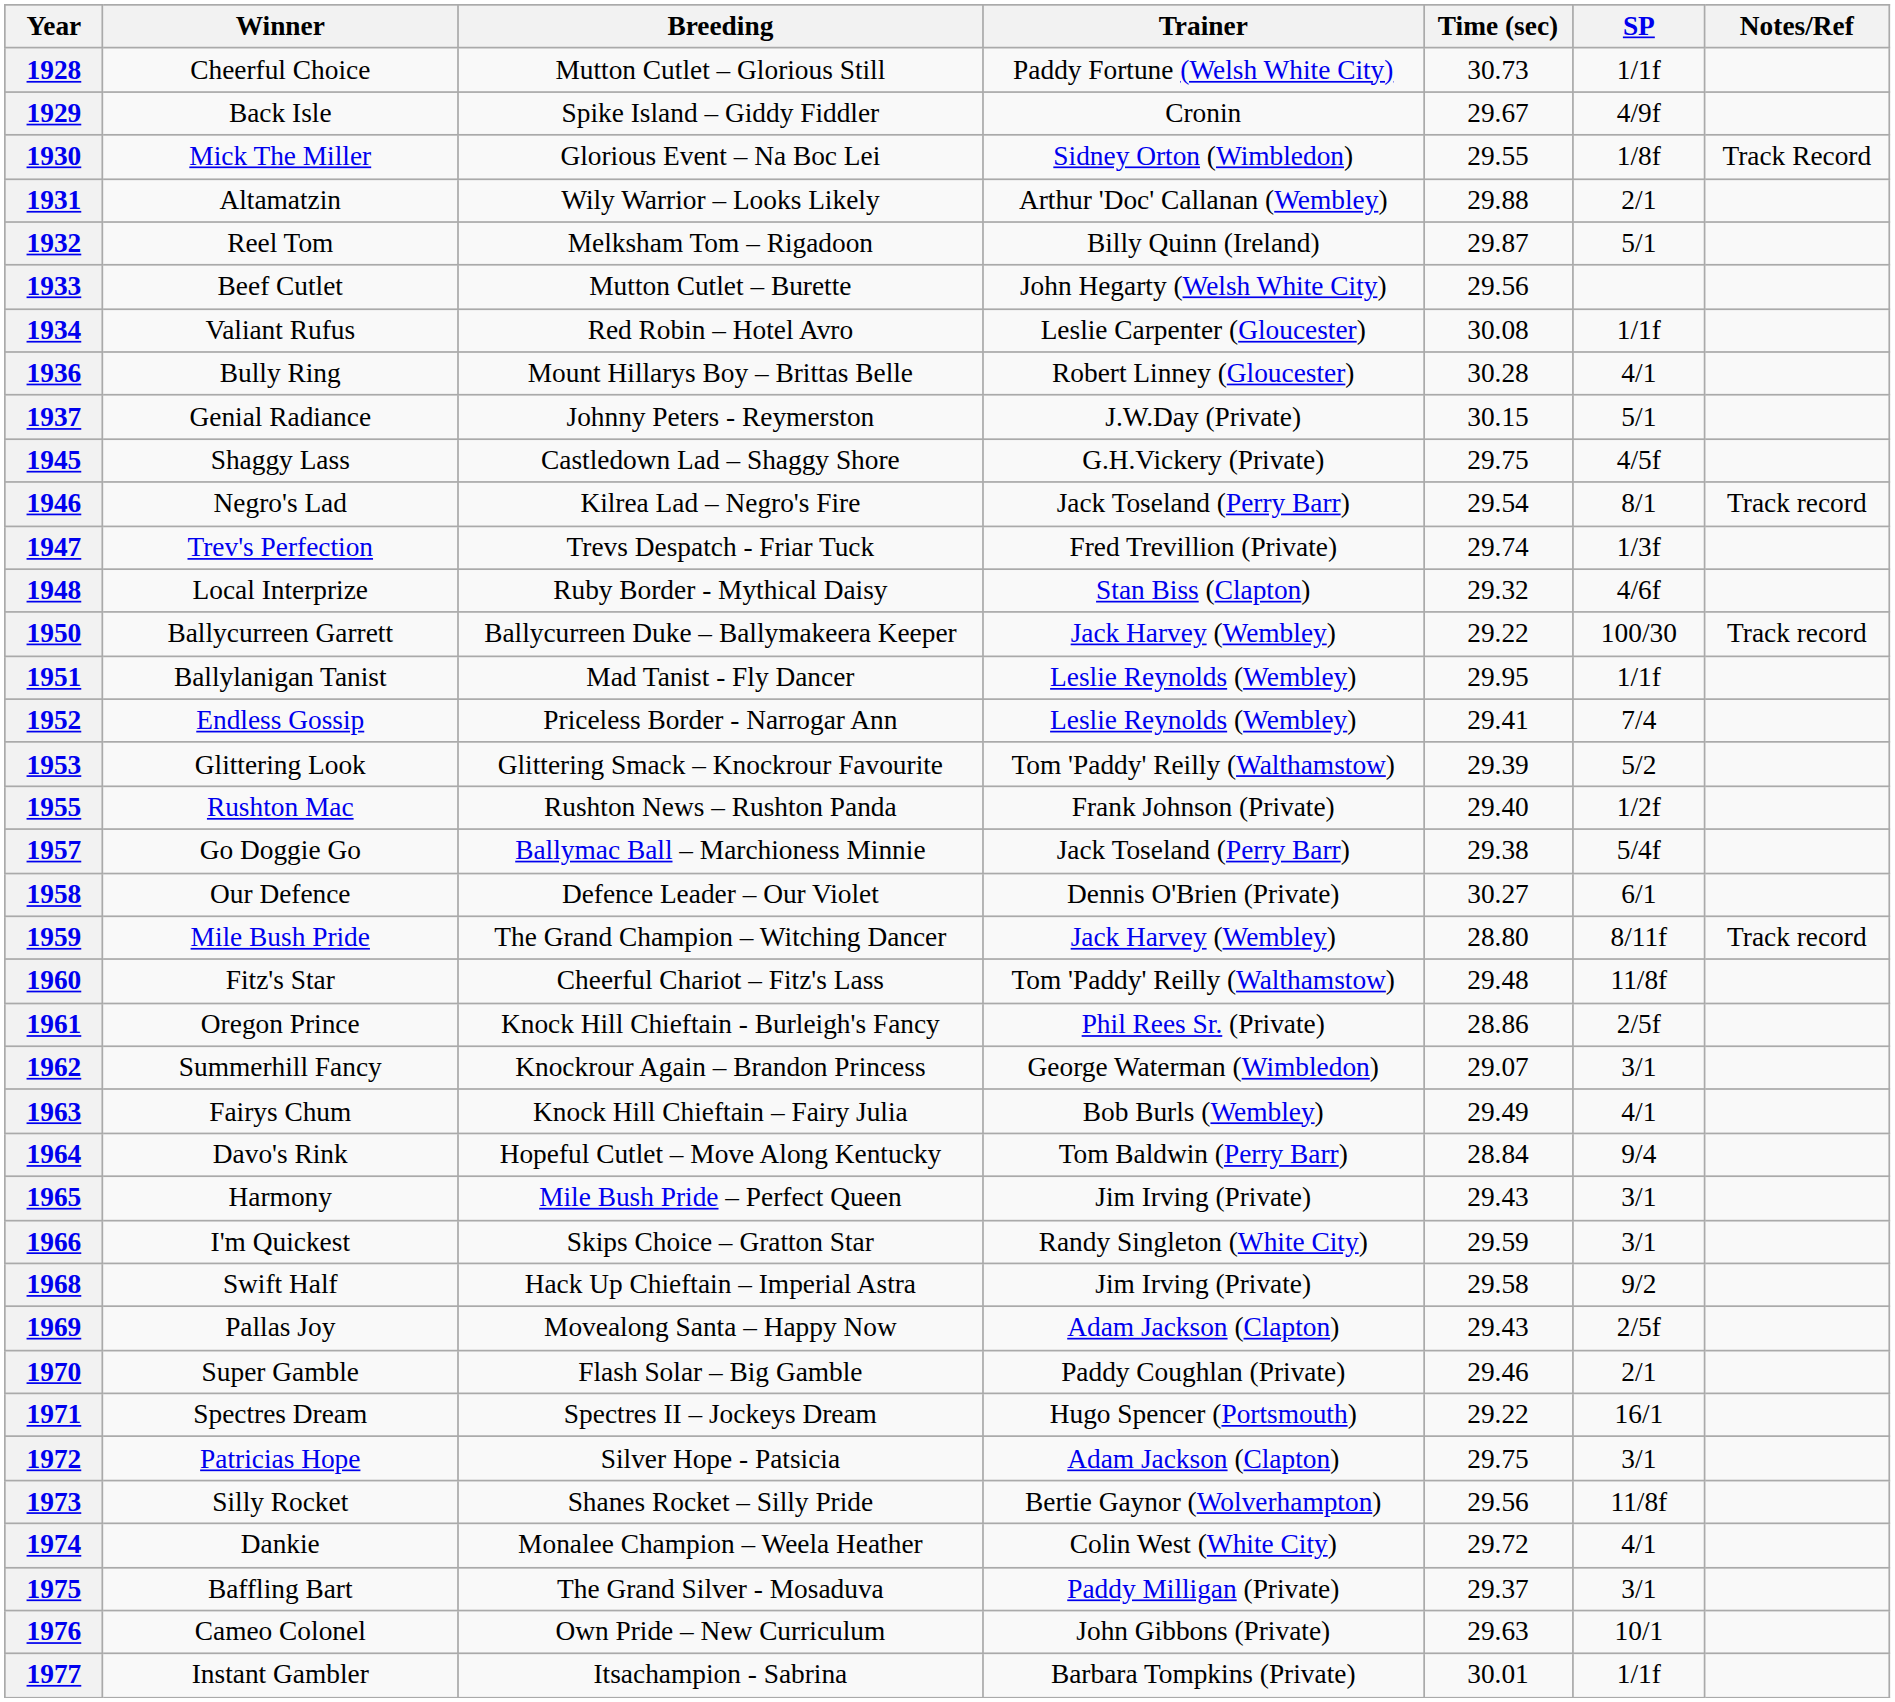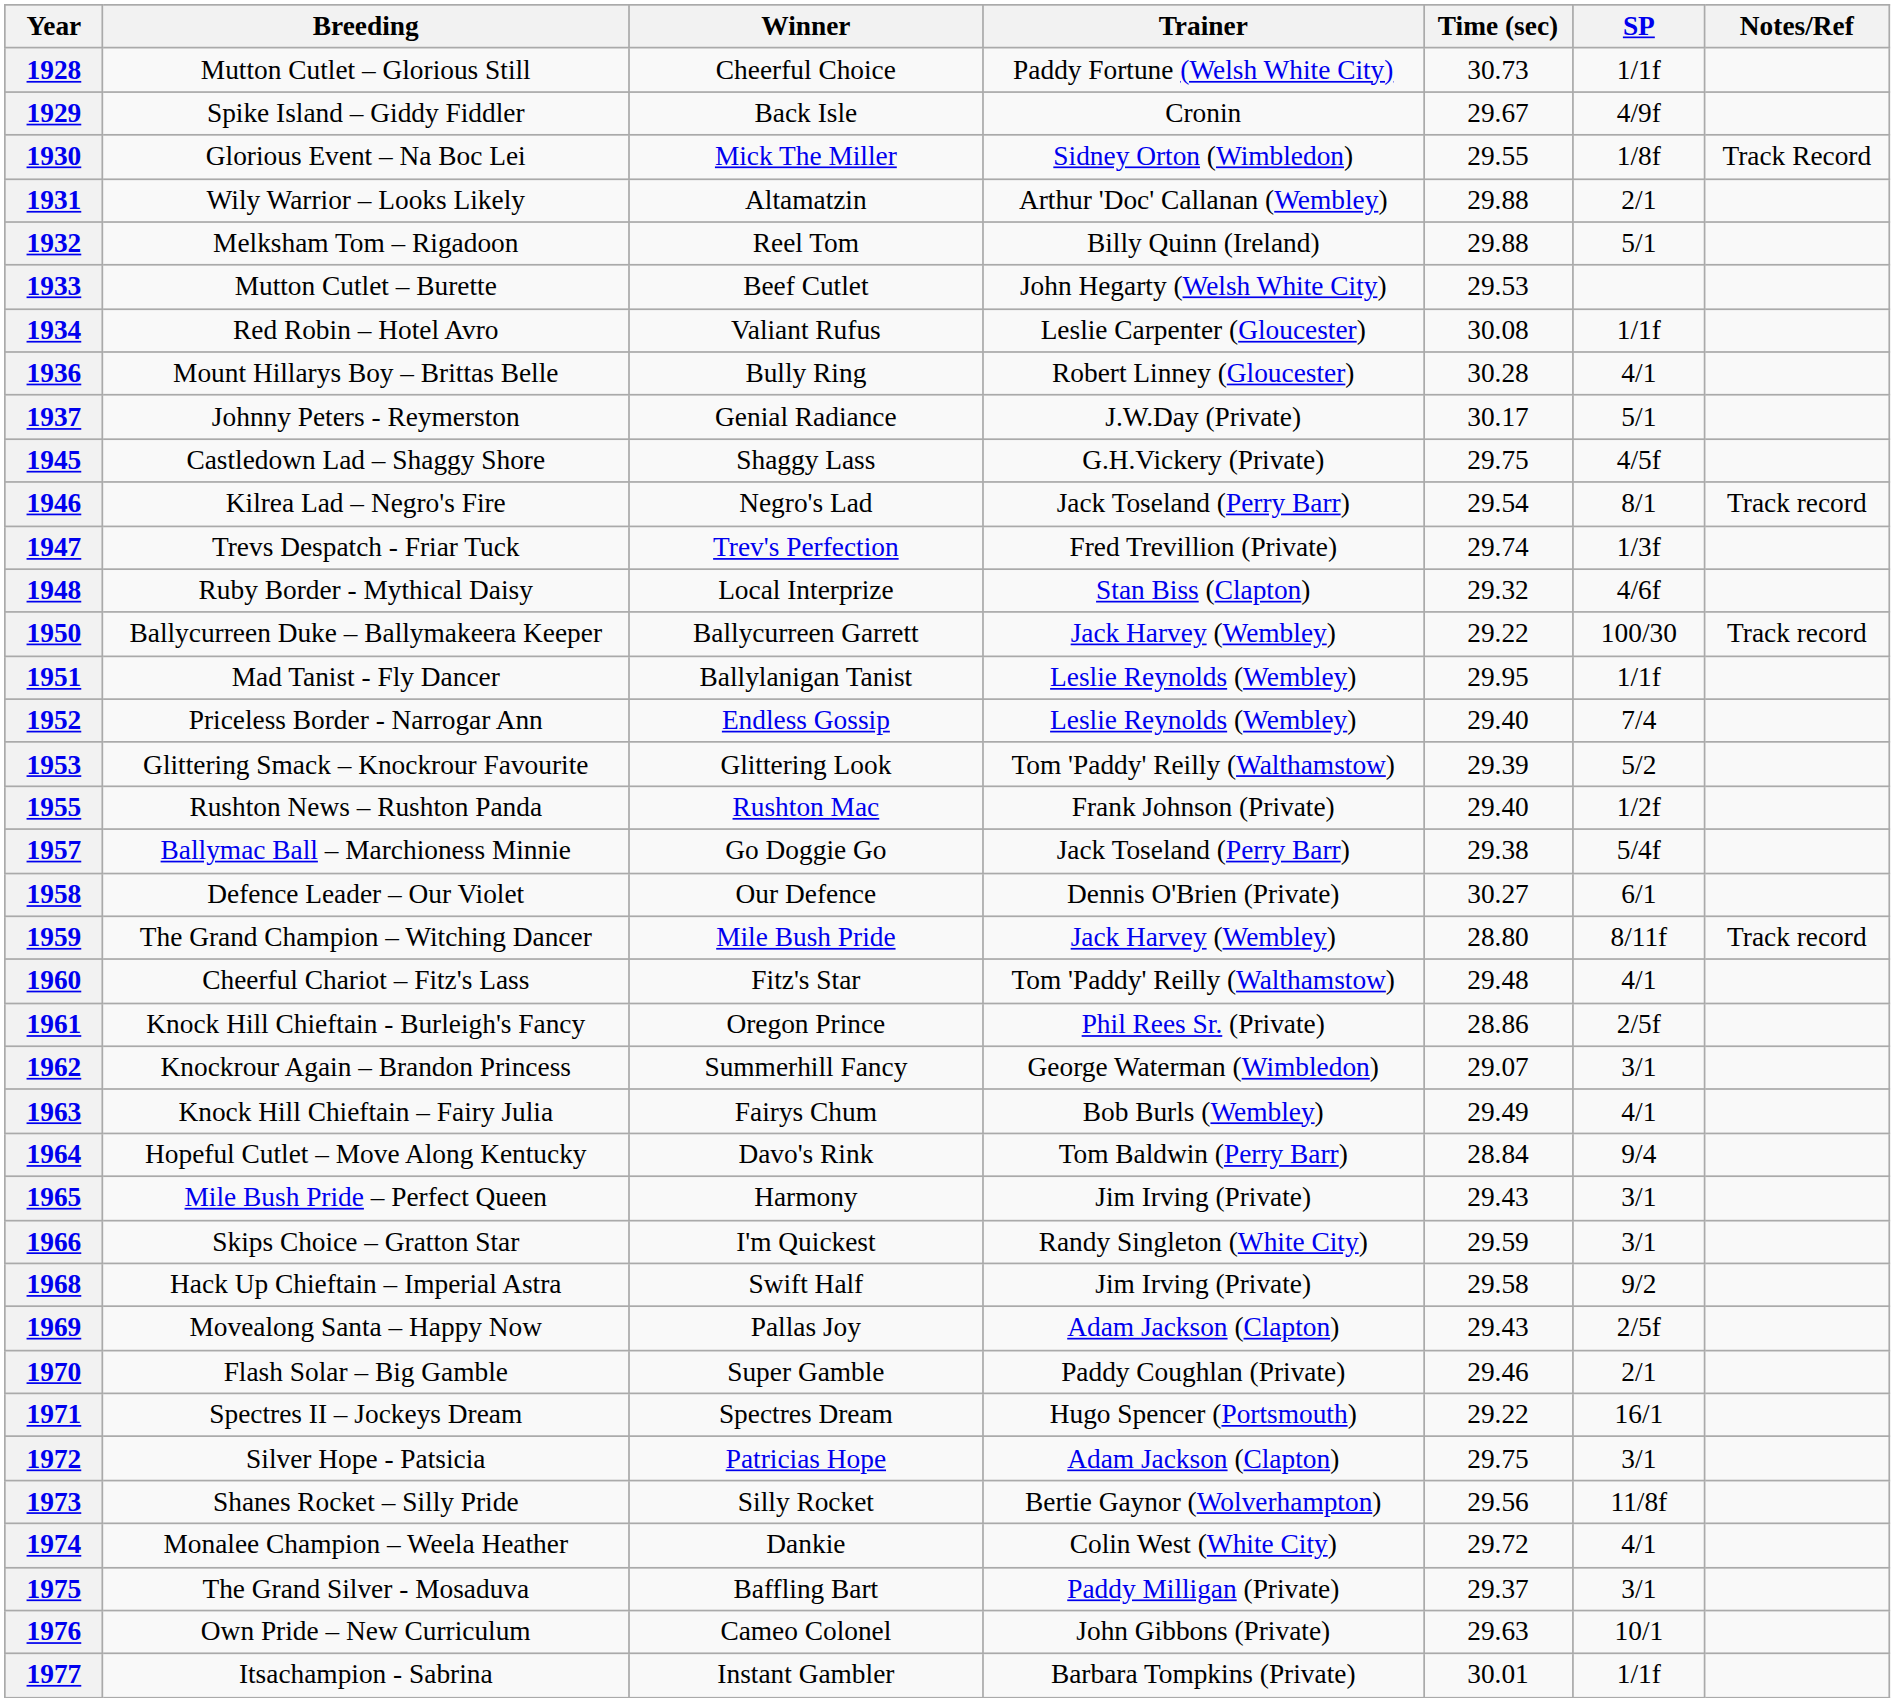columns swapped: (280, 26) <-> (720, 26)
(1498, 243) 29.87 -> (1498, 243) 29.88
(1498, 286) 29.56 -> (1498, 286) 29.53
(1498, 416) 30.15 -> (1498, 416) 30.17
(1498, 720) 29.41 -> (1498, 720) 29.40
(1639, 980) 11/8f -> (1639, 980) 4/1
